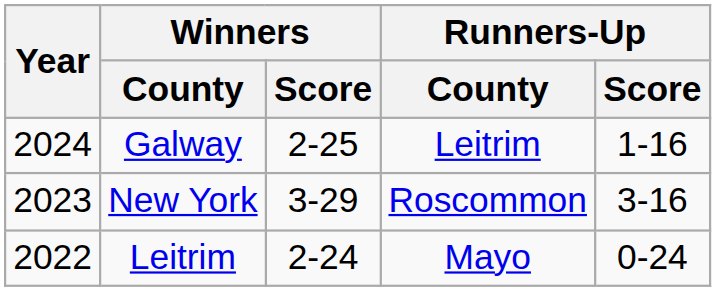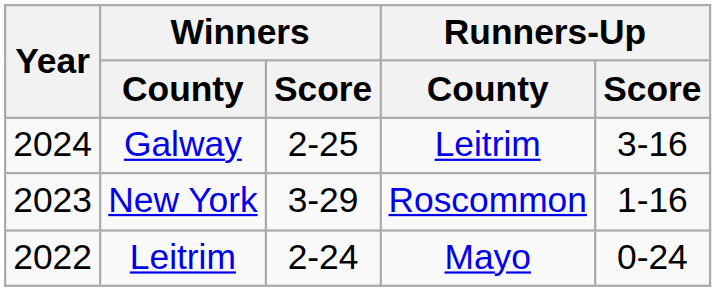(652, 144) 1-16 -> (652, 144) 3-16
(652, 200) 3-16 -> (652, 200) 1-16
